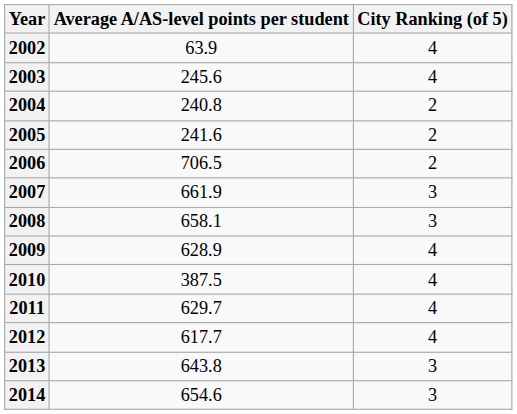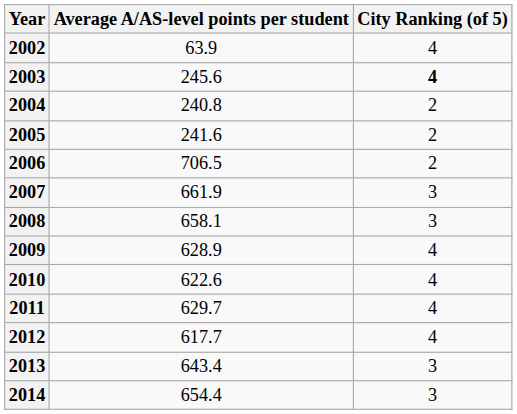(433, 76) normal -> (433, 76) bold
(201, 279) 387.5 -> (201, 279) 622.6
(201, 366) 643.8 -> (201, 366) 643.4
(201, 395) 654.6 -> (201, 395) 654.4
